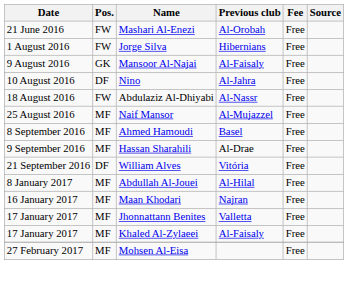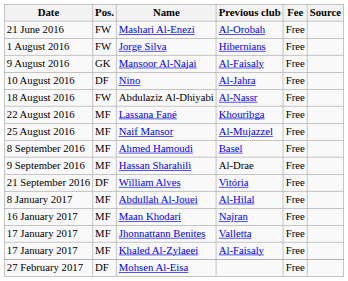+ row: (148, 115)
(103, 251) MF -> (102, 268) DF
